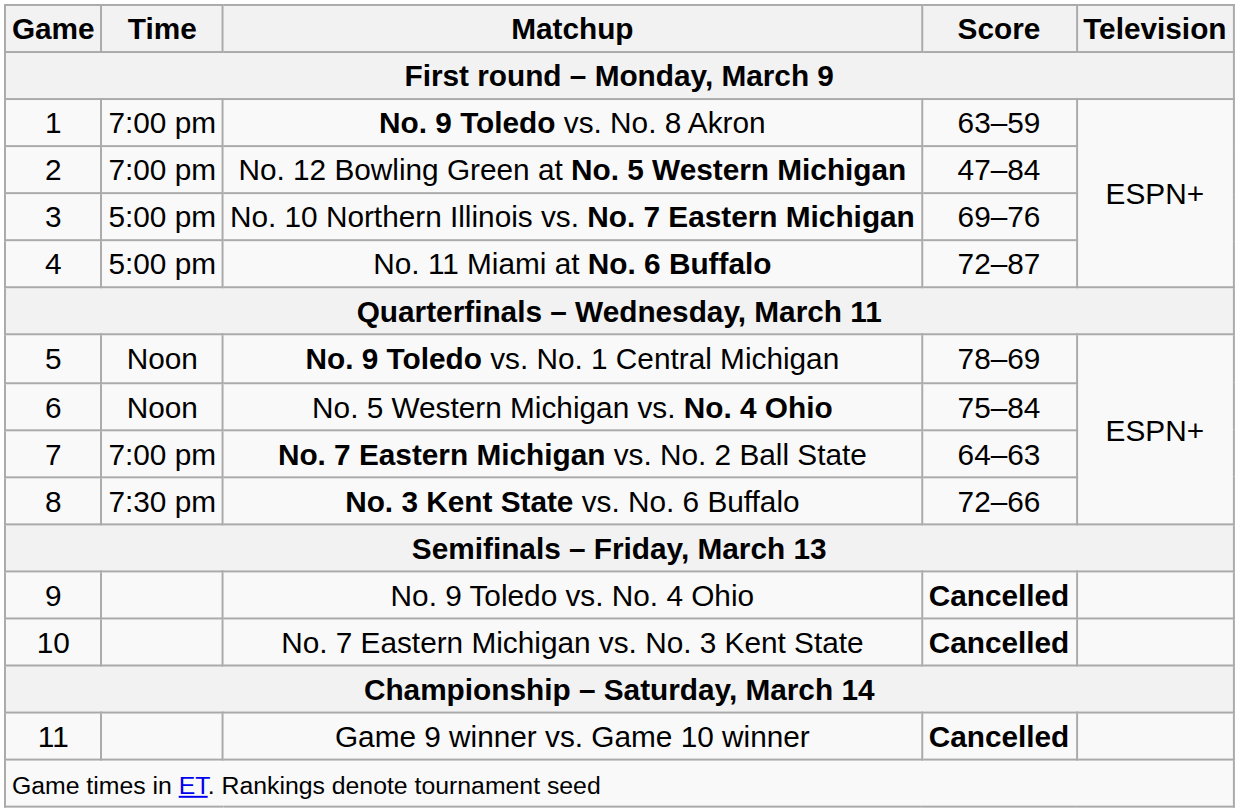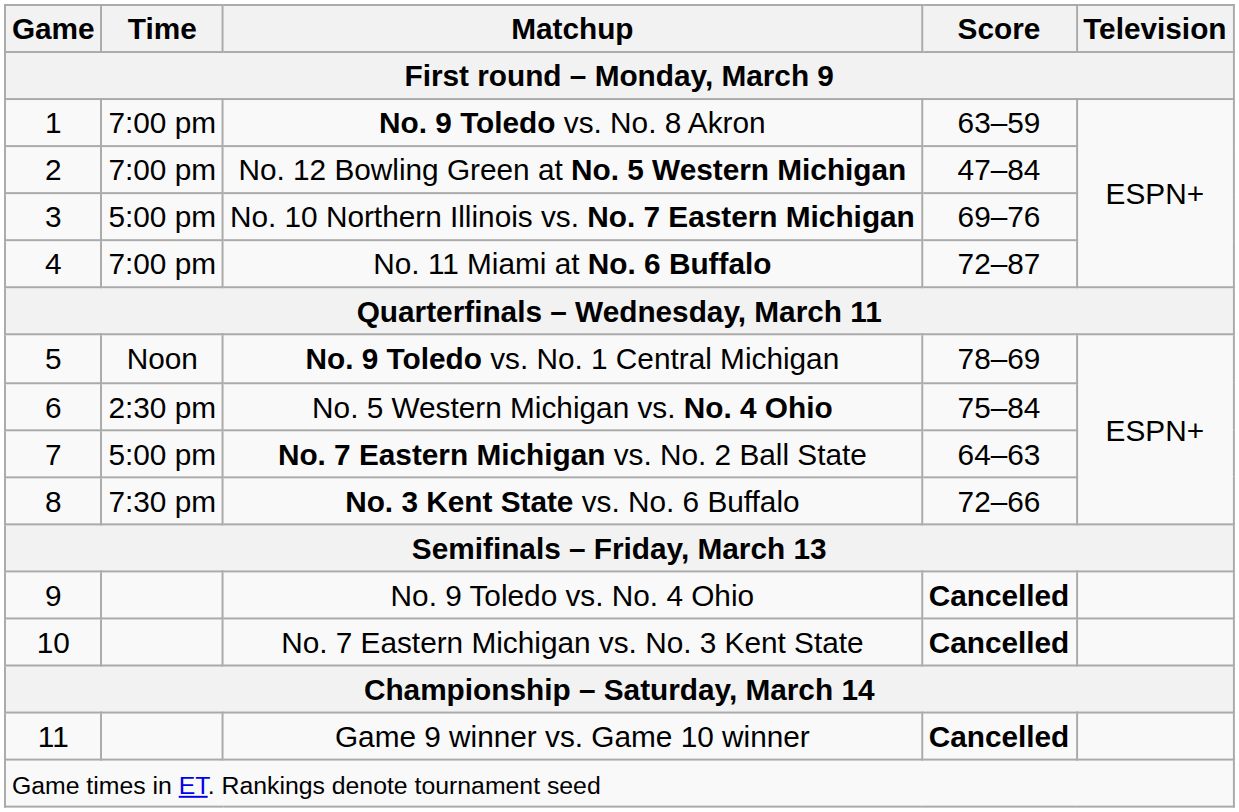(162, 265) 5:00 pm -> (162, 265) 7:00 pm
(162, 406) Noon -> (162, 406) 2:30 pm
(162, 453) 7:00 pm -> (162, 453) 5:00 pm
